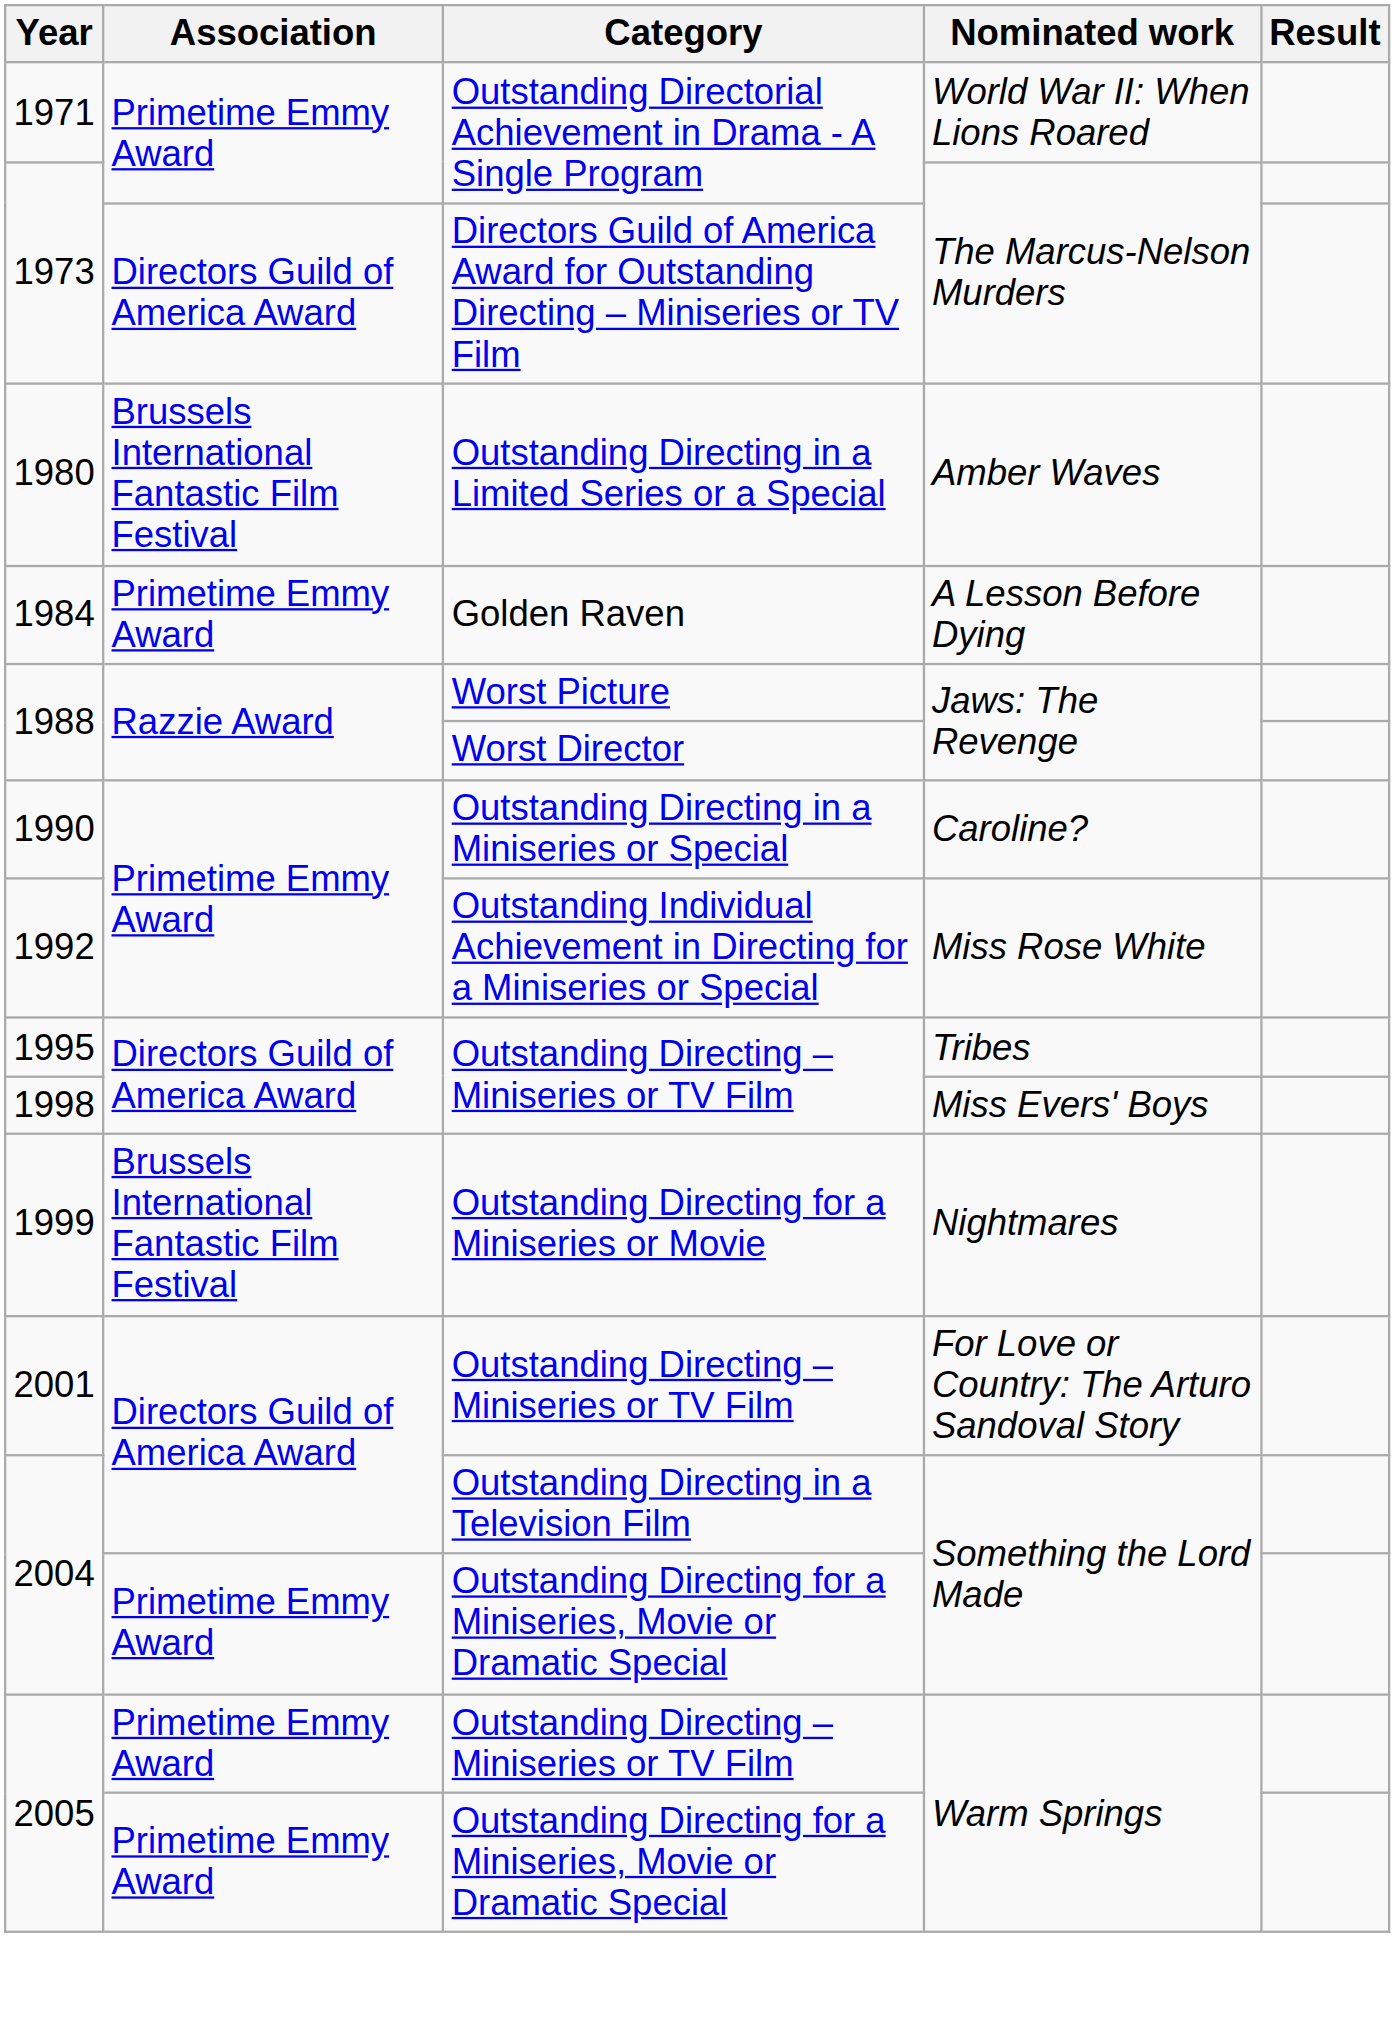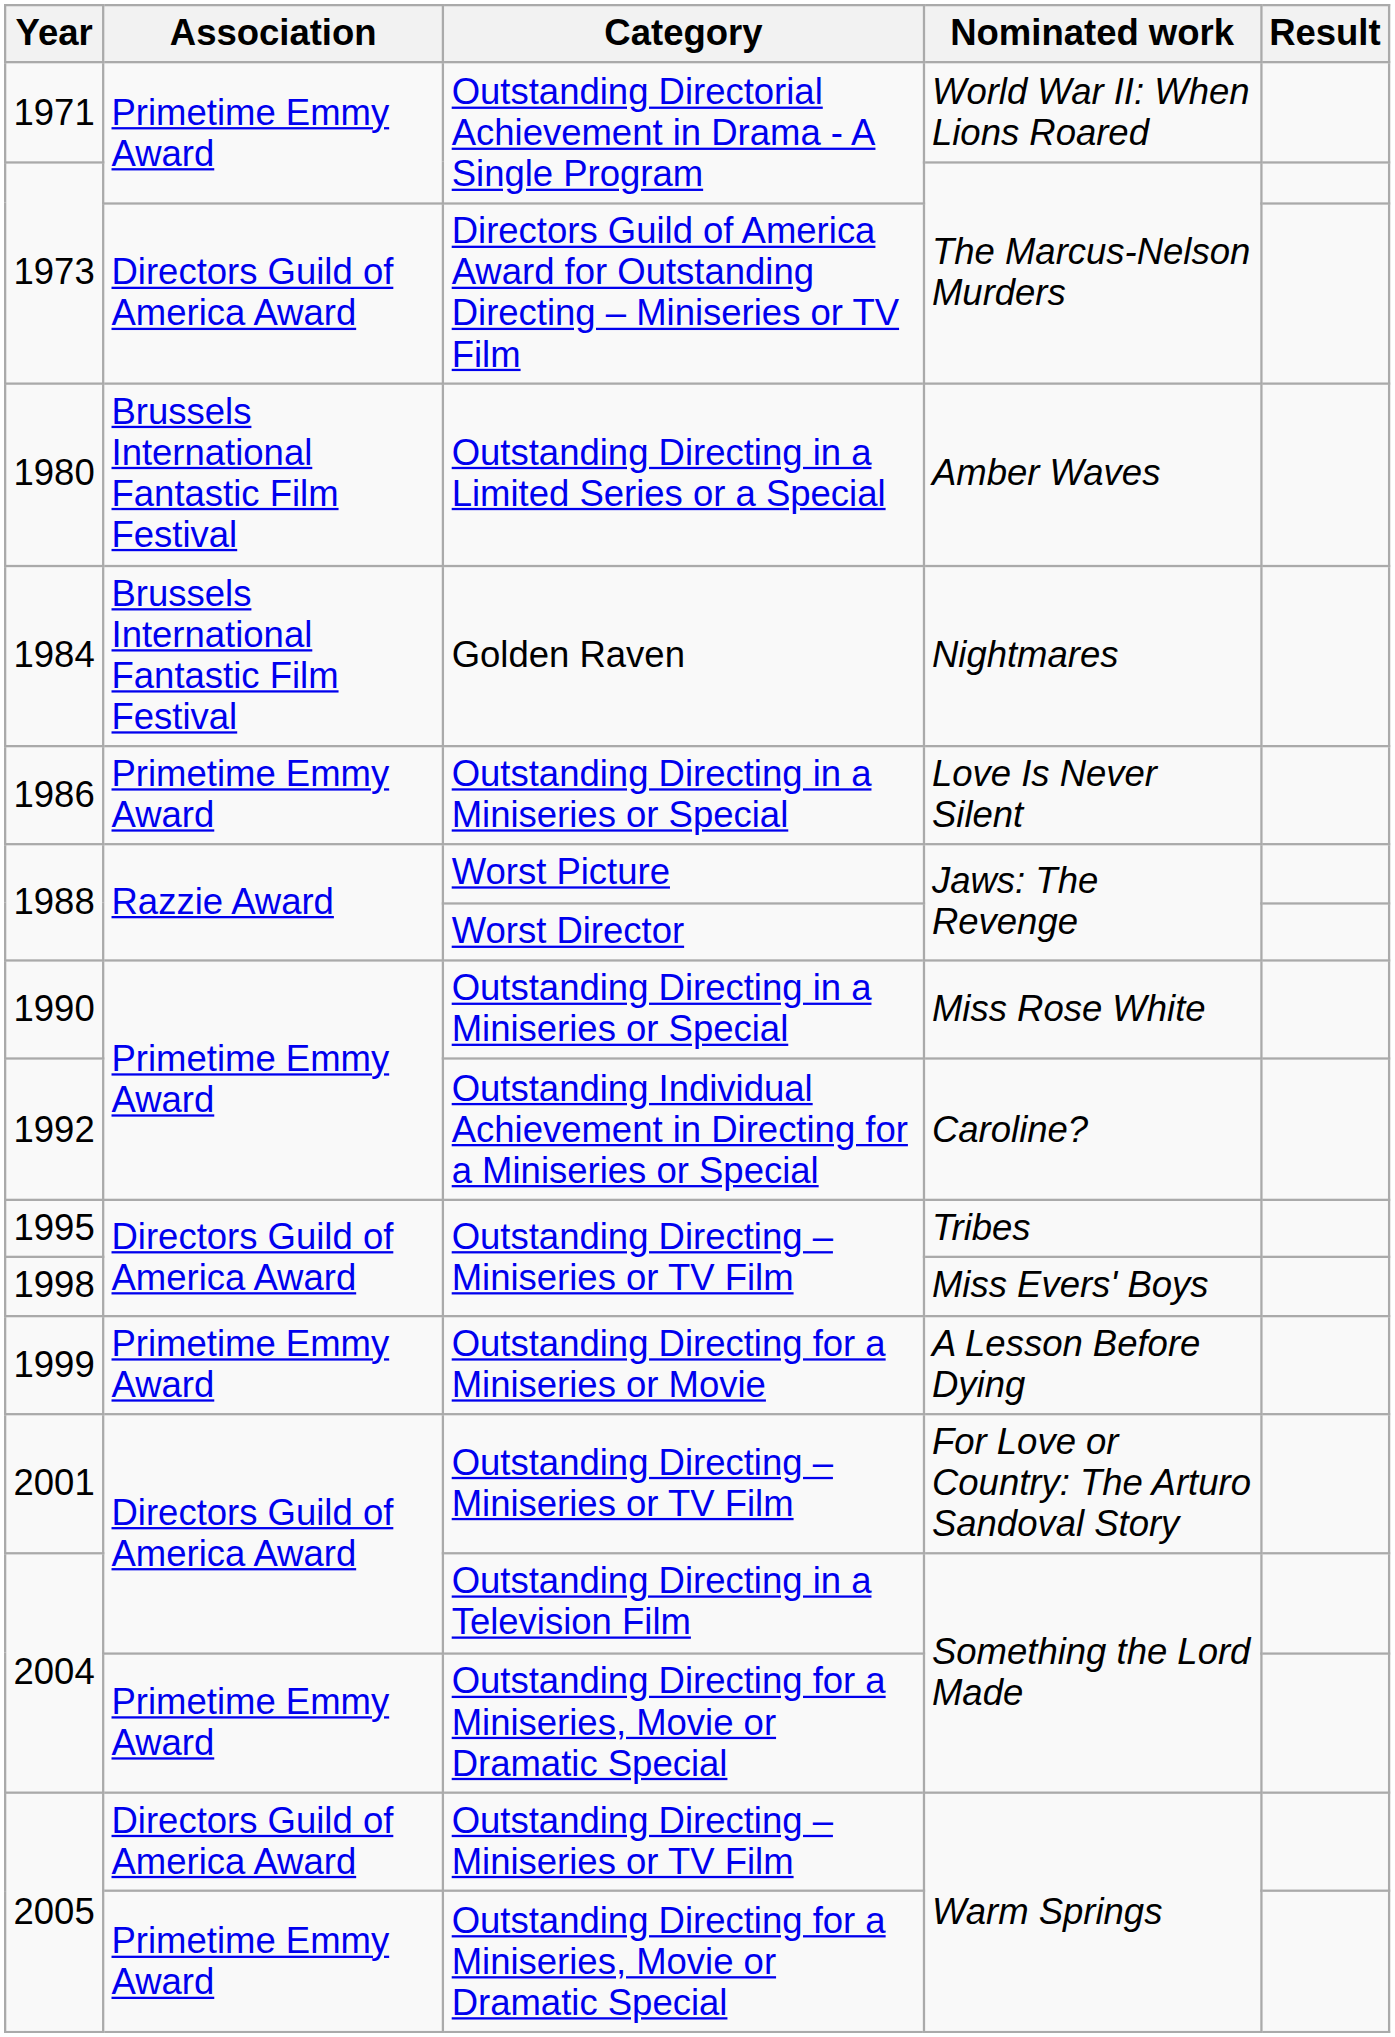(250, 613) Primetime Emmy Award -> (225, 654) Brussels International Fantastic Film Festival
(1066, 613) A Lesson Before Dying -> (1025, 654) Nightmares
+ row: (54, 794)
(1010, 828) Caroline? -> (1069, 1009) Miss Rose White
(1069, 947) Miss Rose White -> (1010, 1128) Caroline?
(225, 1223) Brussels International Fantastic Film Festival -> (250, 1363) Primetime Emmy Award
(1025, 1223) Nightmares -> (1066, 1363) A Lesson Before Dying
(250, 1742) Primetime Emmy Award -> (252, 1841) Directors Guild of America Award
